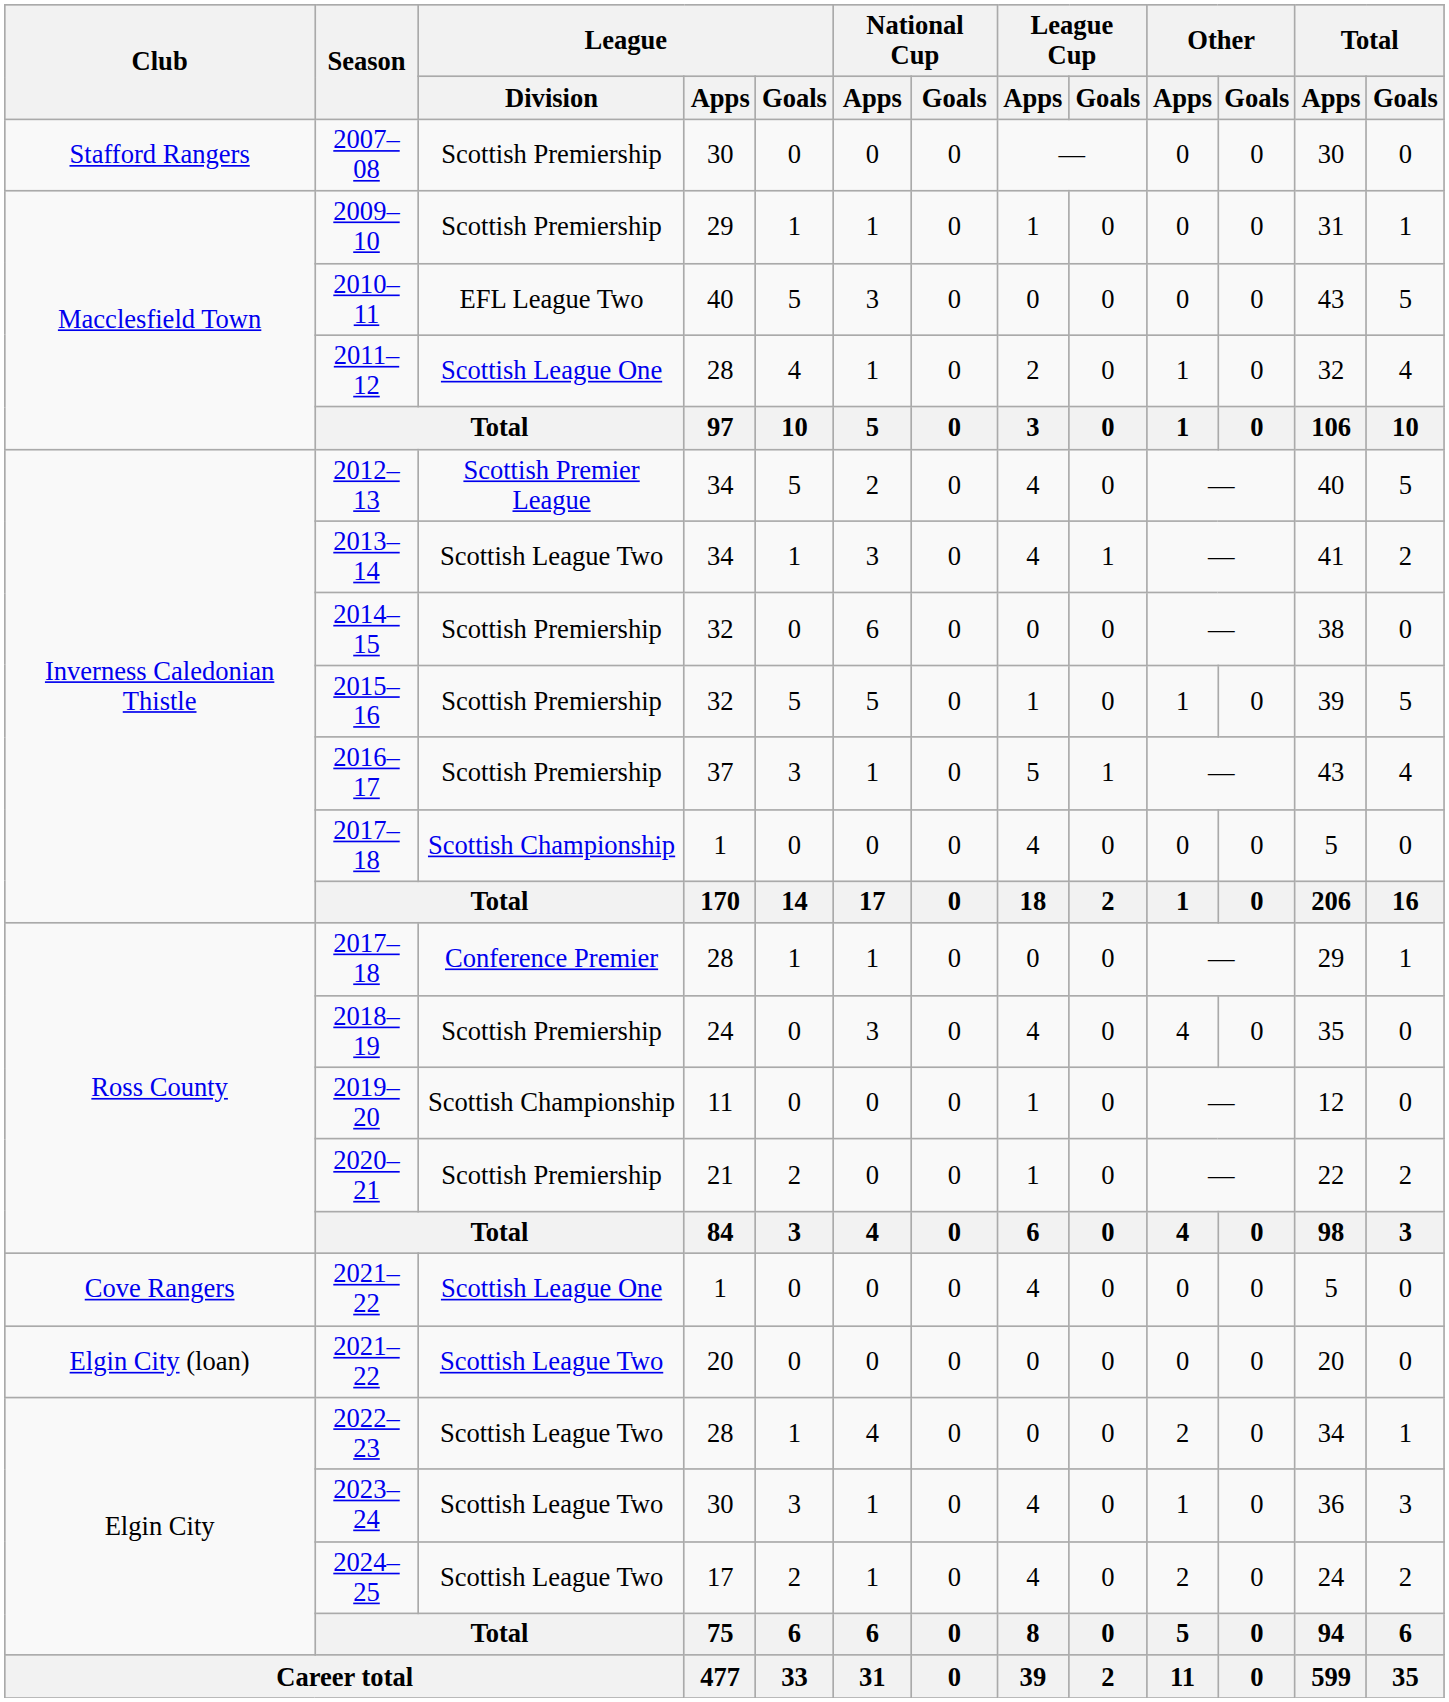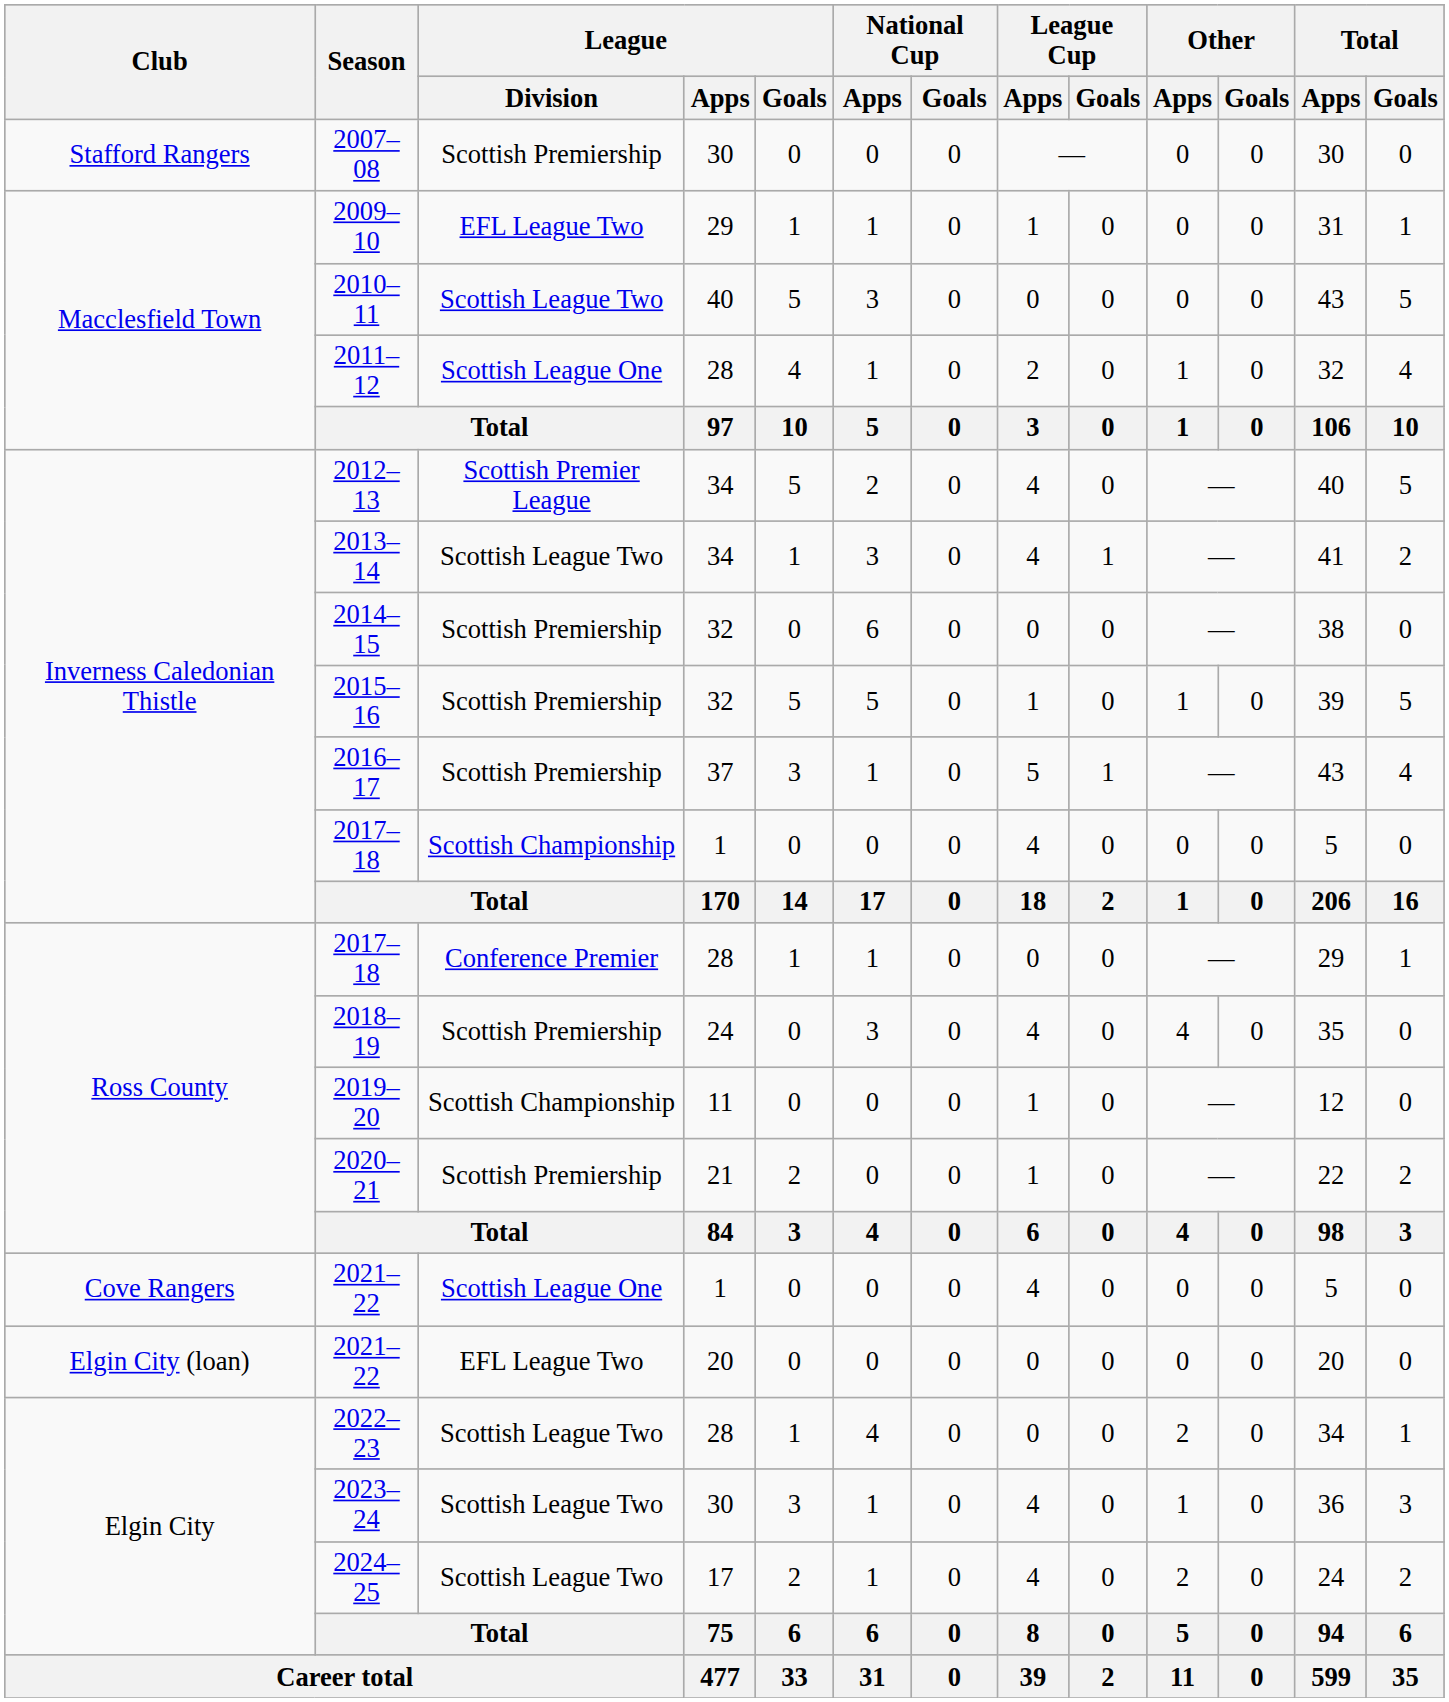(552, 226) Scottish Premiership -> (552, 226) EFL League Two
(552, 298) EFL League Two -> (552, 298) Scottish League Two
(552, 1361) Scottish League Two -> (552, 1361) EFL League Two
